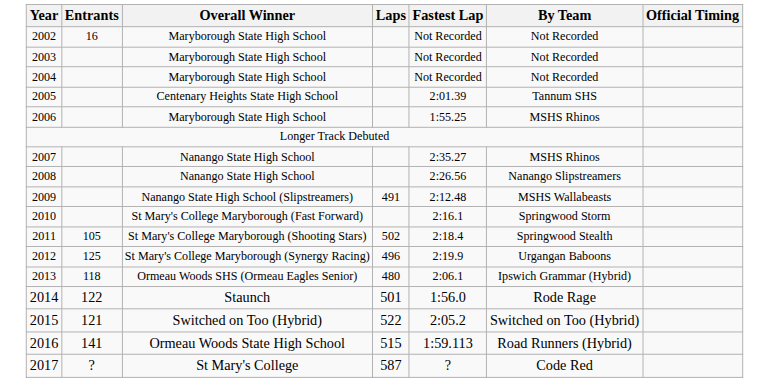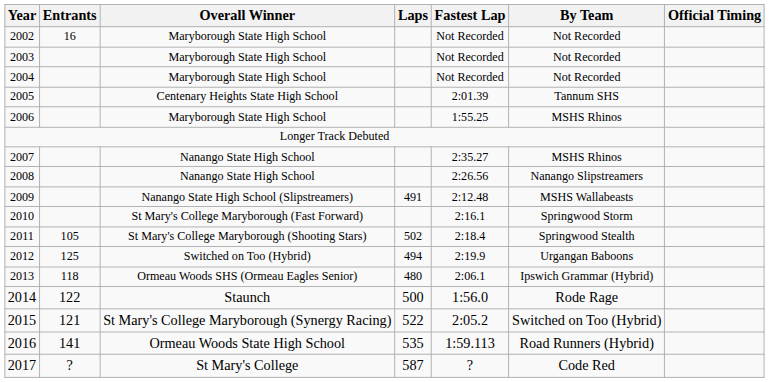(247, 256) St Mary's College Maryborough (Synergy Racing) -> (247, 256) Switched on Too (Hybrid)
(391, 256) 496 -> (413, 256) 494
(391, 297) 501 -> (413, 297) 500
(247, 320) Switched on Too (Hybrid) -> (247, 320) St Mary's College Maryborough (Synergy Racing)
(391, 343) 515 -> (413, 343) 535
